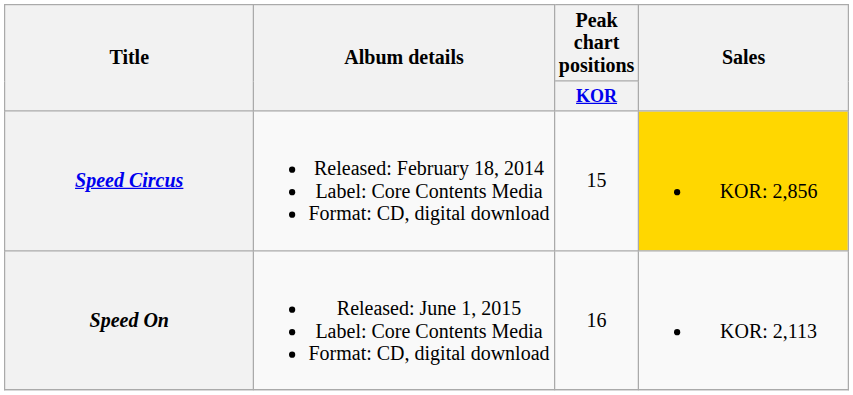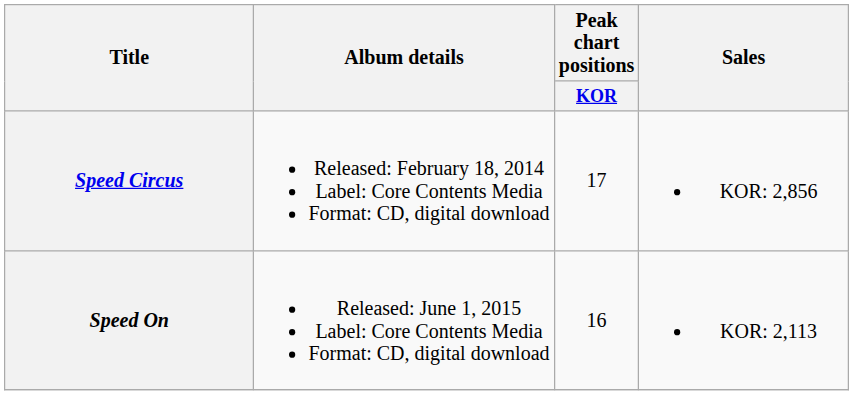(597, 180) 15 -> (597, 180) 17
(744, 192) gold background -> (744, 192) no background
